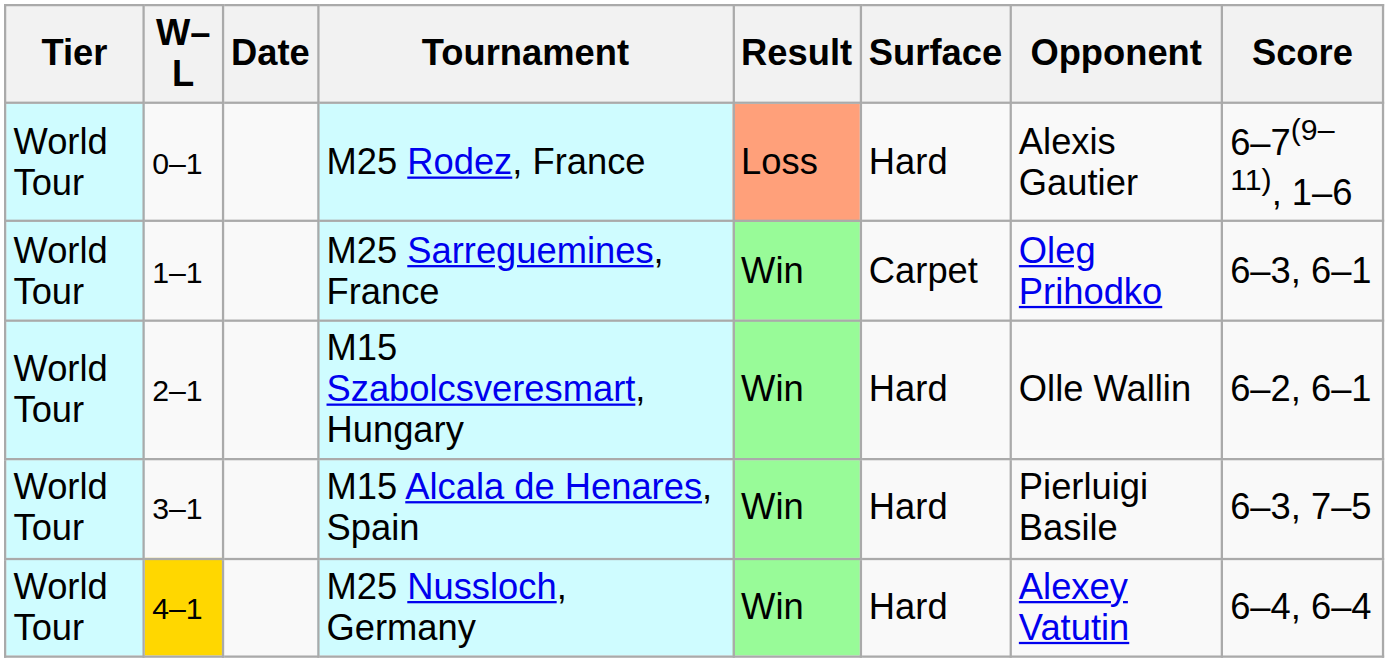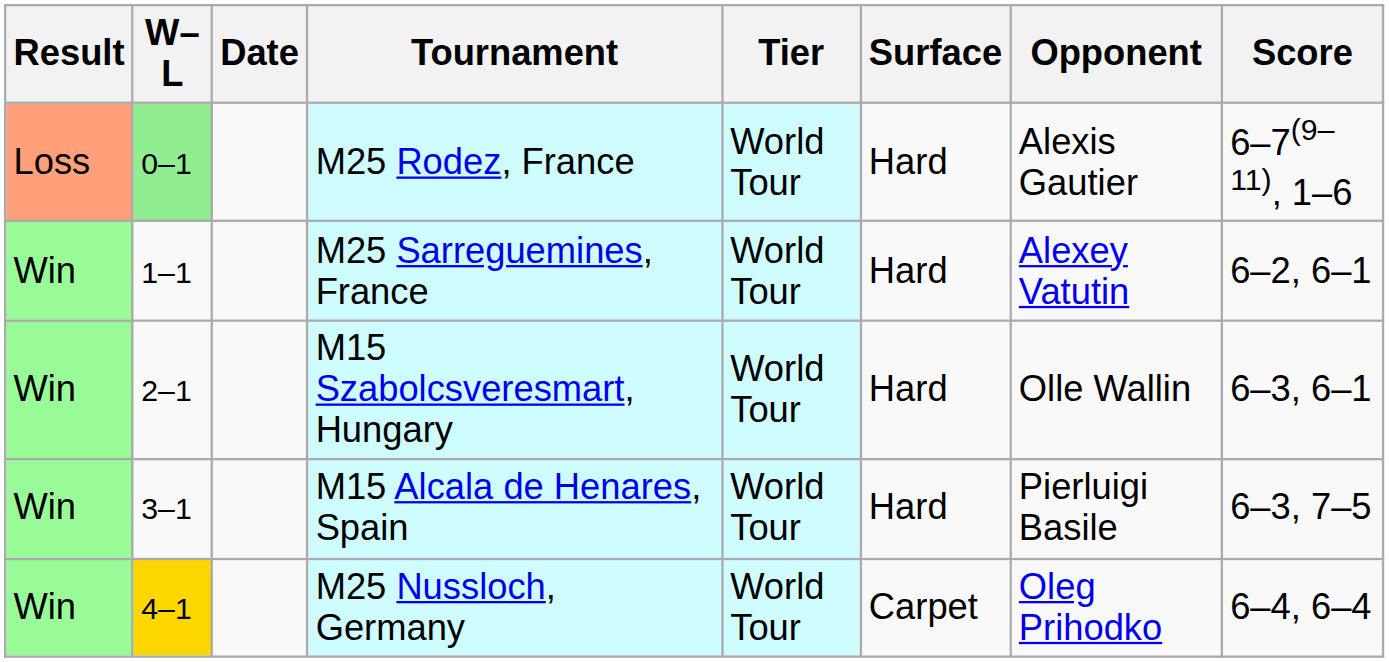columns swapped: (797, 53) <-> (74, 53)
(177, 164) no background -> (167, 164) lightgreen background
(923, 270) Carpet -> (908, 270) Hard
(1091, 270) Oleg Prihodko -> (1074, 270) Alexey Vatutin
(1301, 270) 6–3, 6–1 -> (1301, 270) 6–2, 6–1
(1301, 389) 6–2, 6–1 -> (1301, 389) 6–3, 6–1
(908, 606) Hard -> (923, 606) Carpet
(1074, 606) Alexey Vatutin -> (1091, 606) Oleg Prihodko
